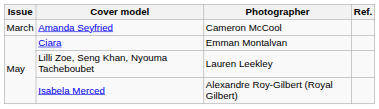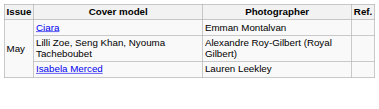- row: (76, 27)
(239, 64) Lauren Leekley -> (268, 48) Alexandre Roy-Gilbert (Royal Gilbert)
(269, 90) Alexandre Roy-Gilbert (Royal Gilbert) -> (238, 69) Lauren Leekley
